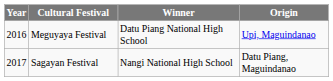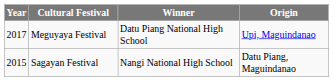(16, 34) 2016 -> (16, 34) 2017
(16, 62) 2017 -> (16, 62) 2015
